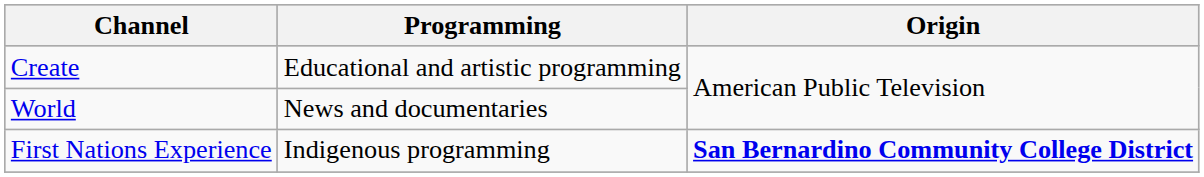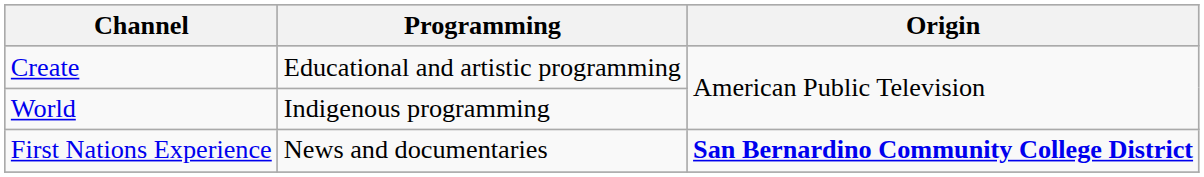(416, 108) News and documentaries -> (417, 108) Indigenous programming
(417, 150) Indigenous programming -> (416, 150) News and documentaries
